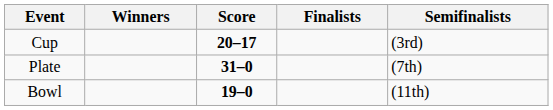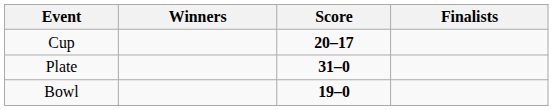- column: (468, 17)
